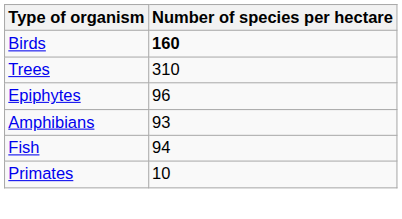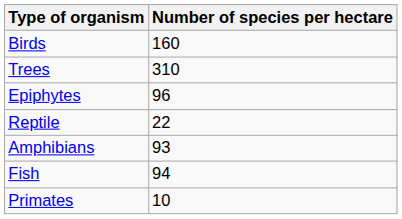(166, 43) bold -> (166, 43) normal
+ row: (34, 122)
